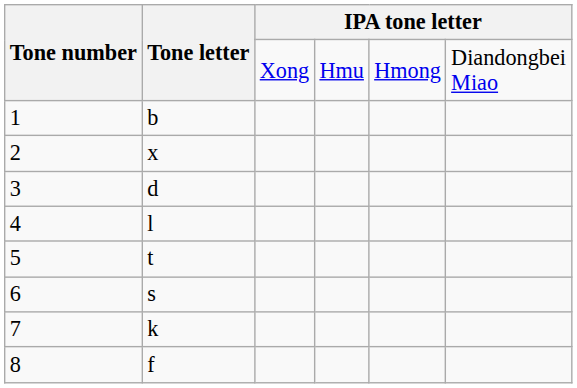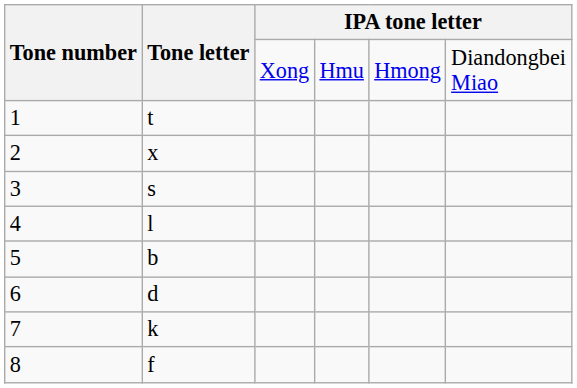(153, 117) b -> (150, 117) t
(153, 188) d -> (152, 188) s
(150, 258) t -> (153, 258) b
(152, 294) s -> (153, 294) d
